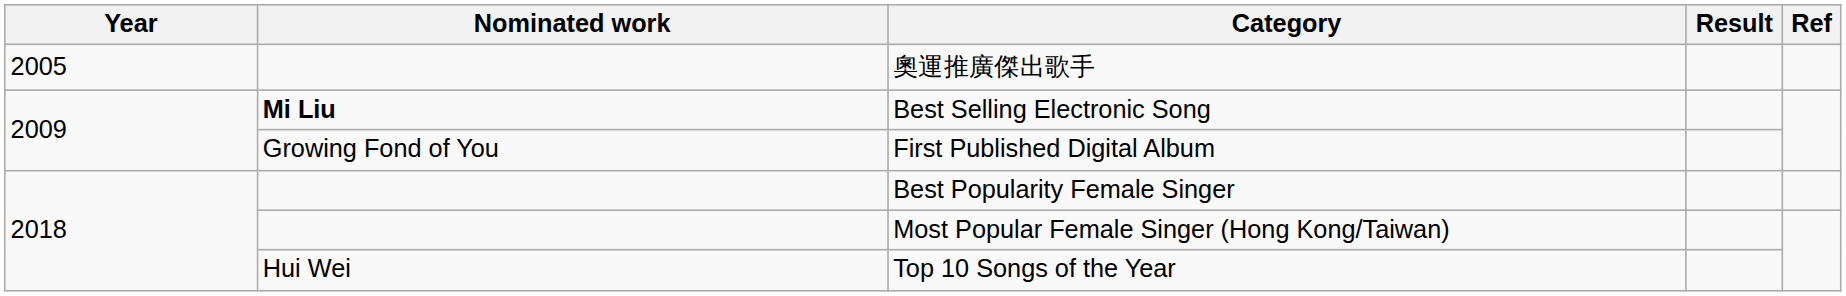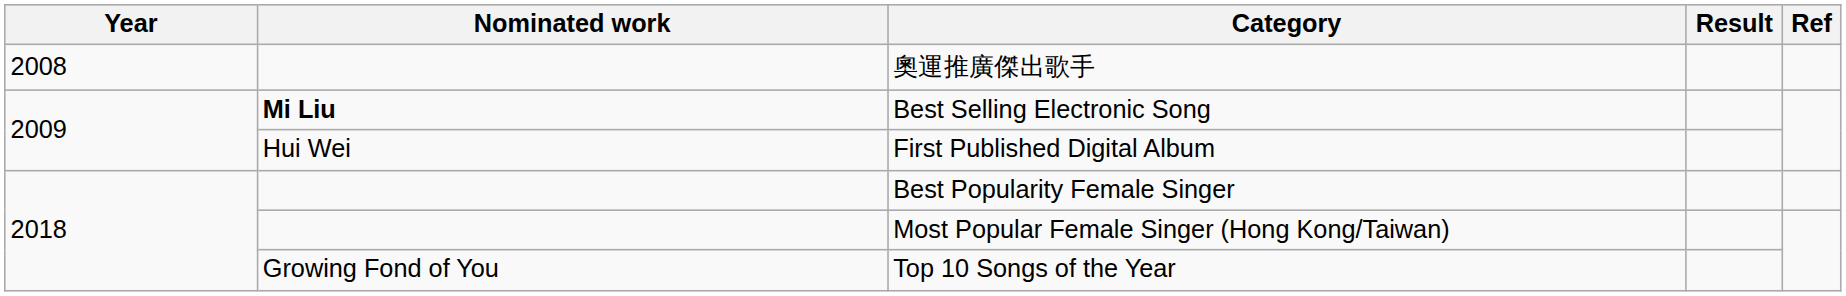(39, 67) 2005 -> (39, 67) 2008
(381, 149) Growing Fond of You -> (307, 149) Hui Wei
(307, 269) Hui Wei -> (381, 269) Growing Fond of You
